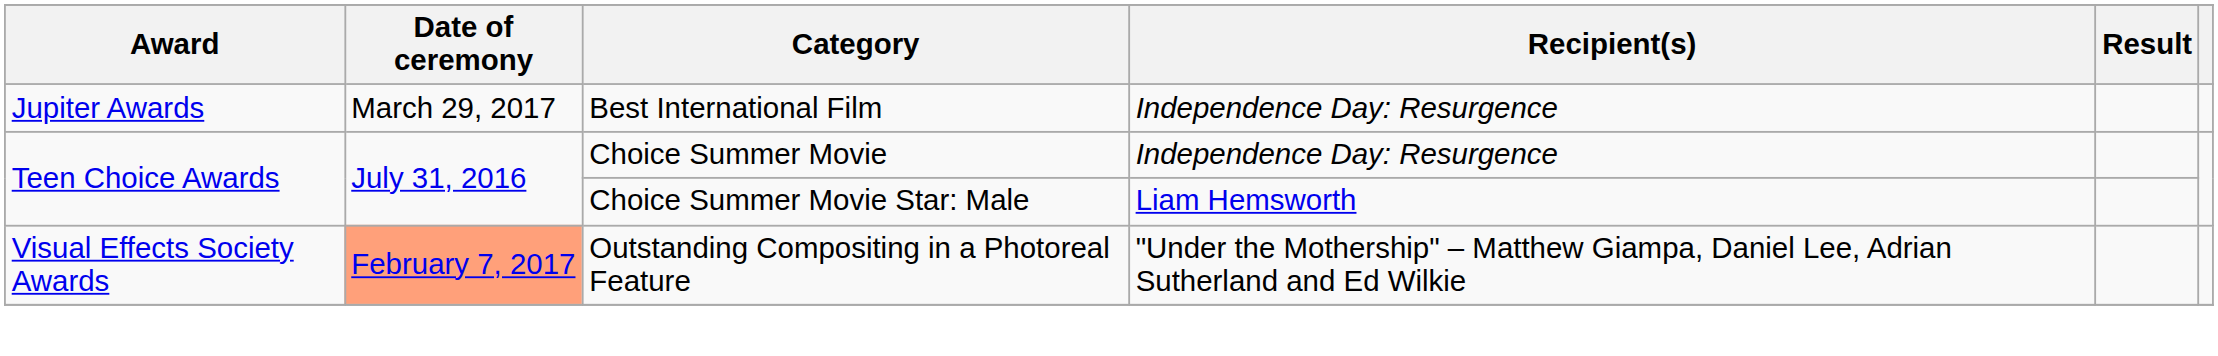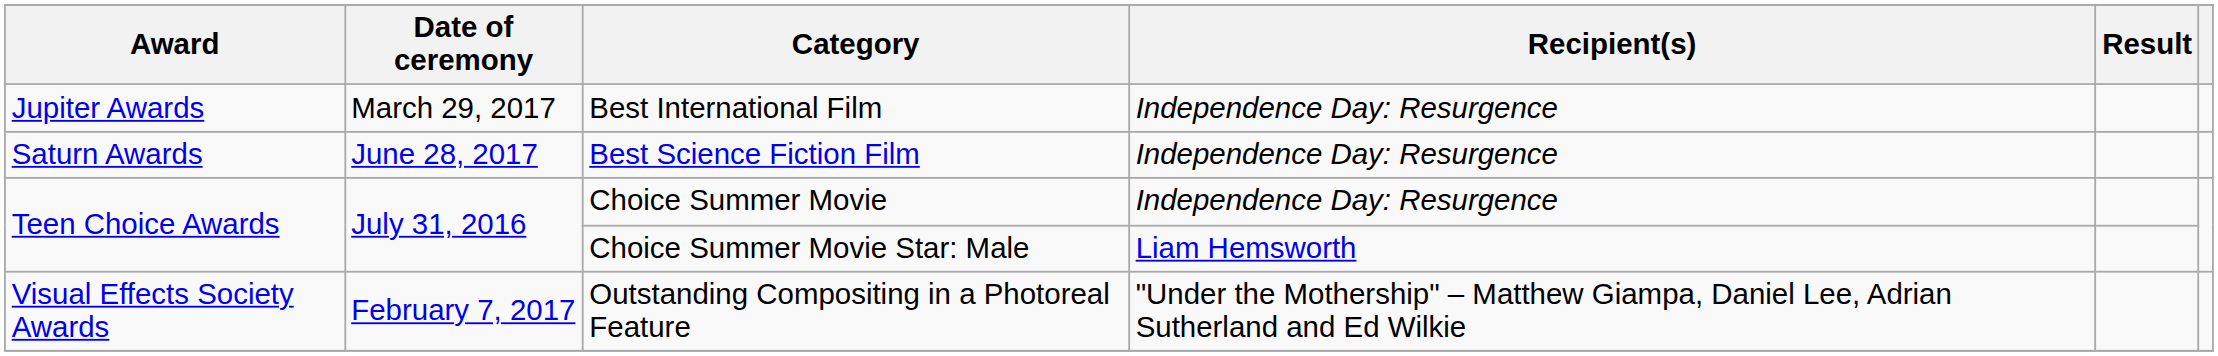+ row: (755, 154)
(463, 264) lightsalmon background -> (463, 310) no background
